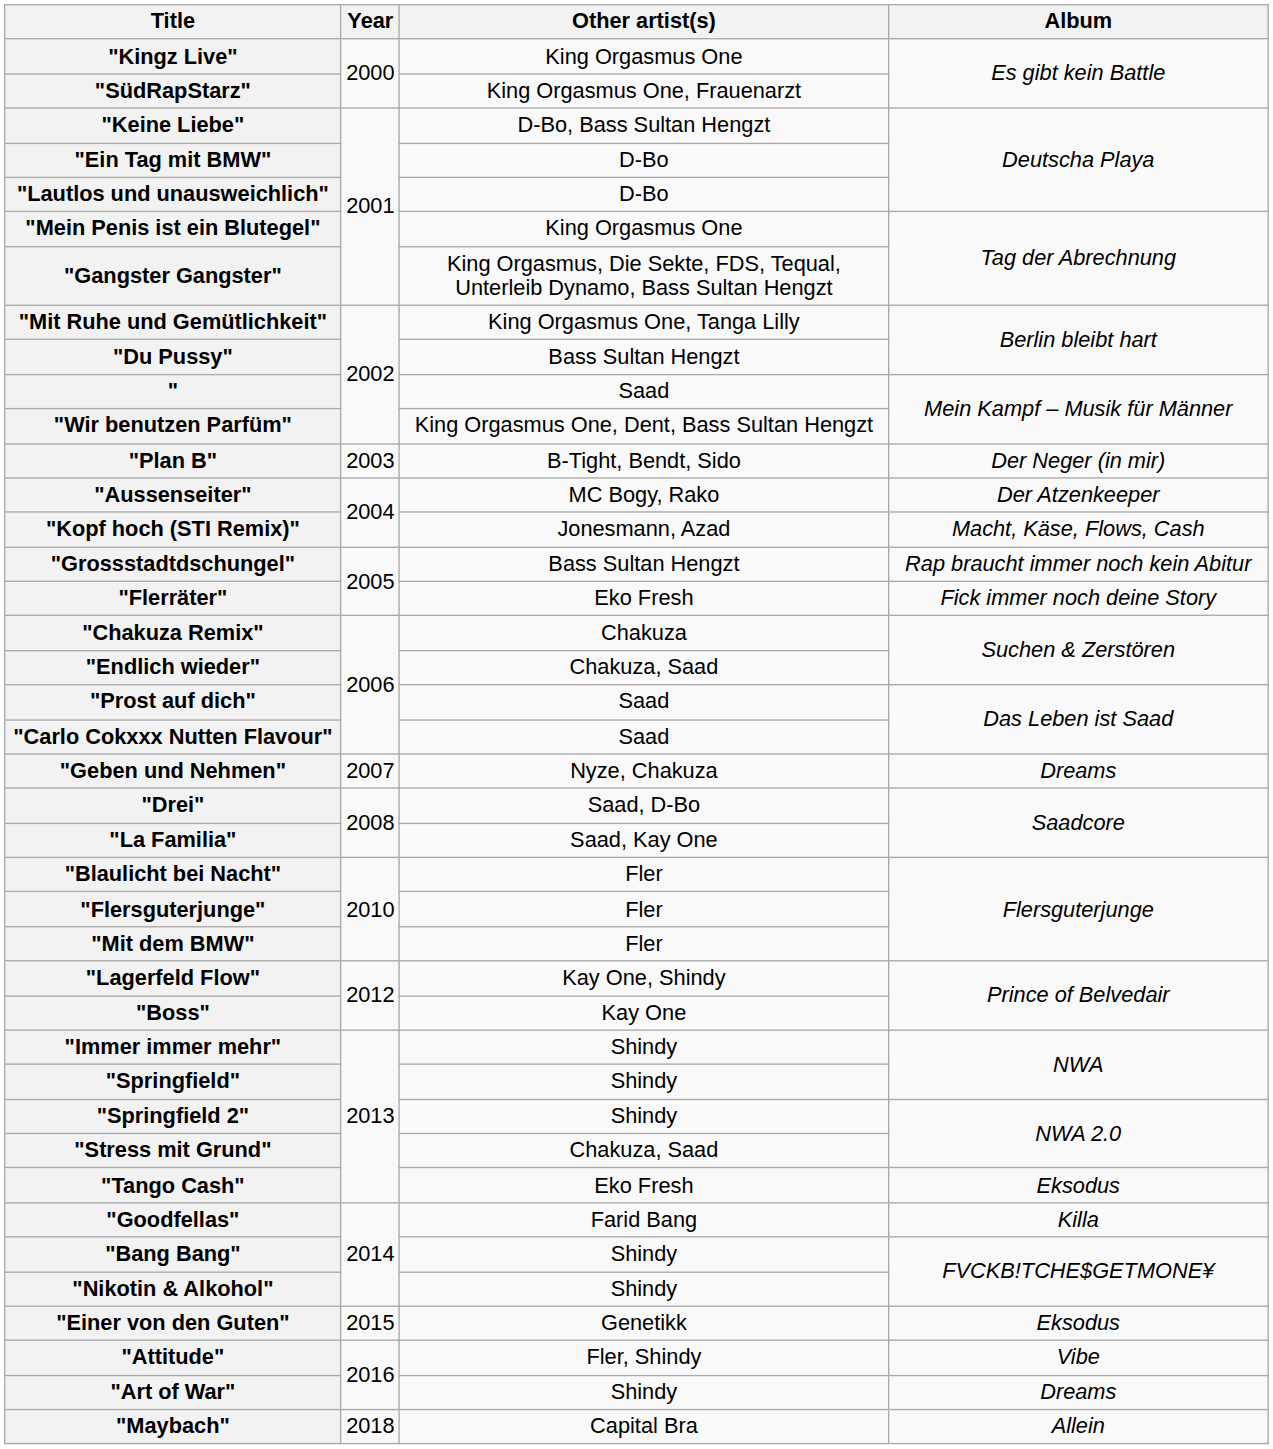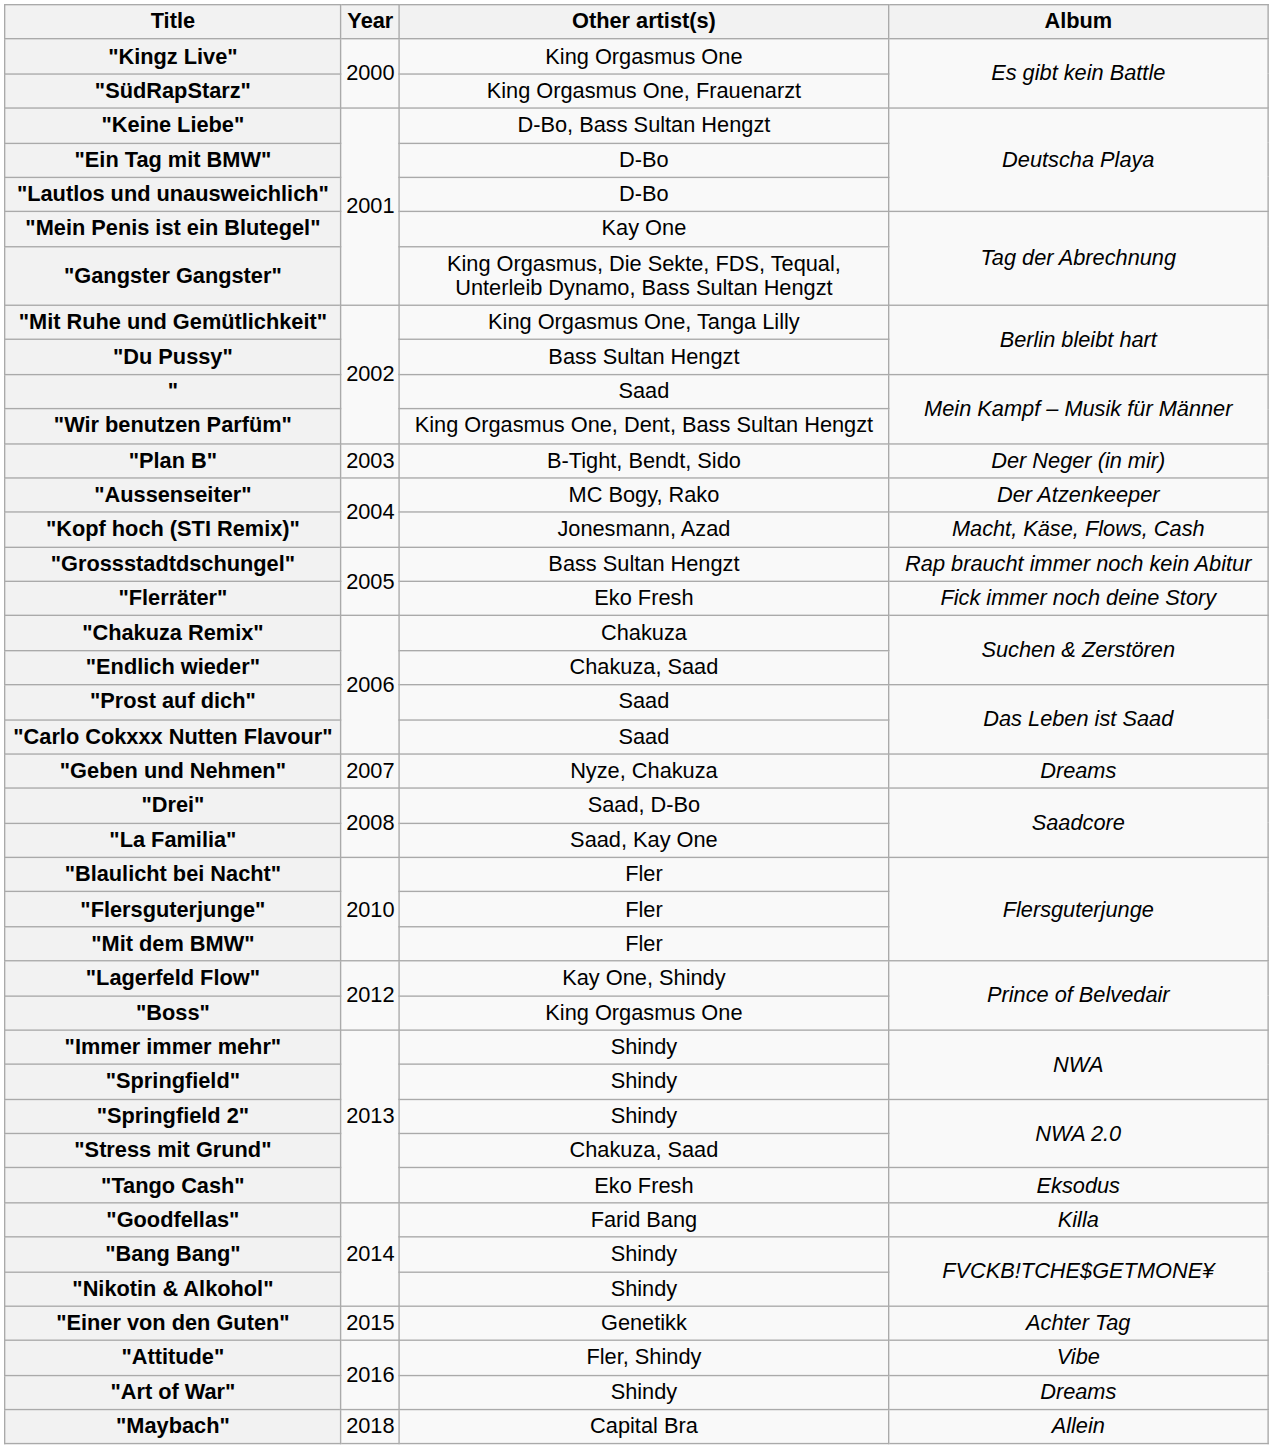(644, 228) King Orgasmus One -> (644, 228) Kay One
(644, 1012) Kay One -> (644, 1012) King Orgasmus One
(1078, 1323) Eksodus -> (1078, 1323) Achter Tag
